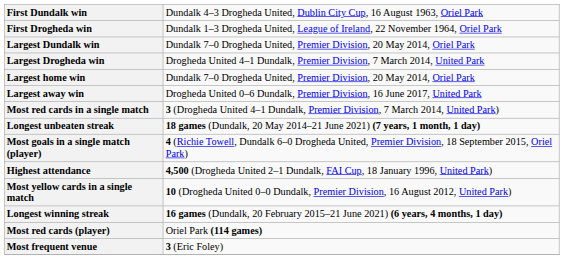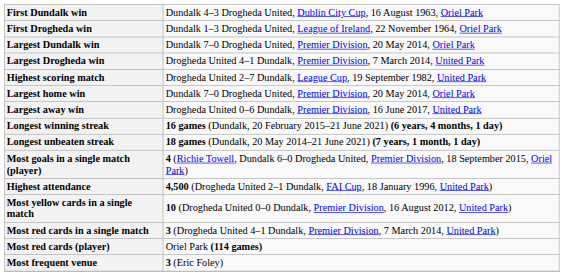+ row: (56, 77)
rows swapped: (58, 214) <-> (78, 110)
